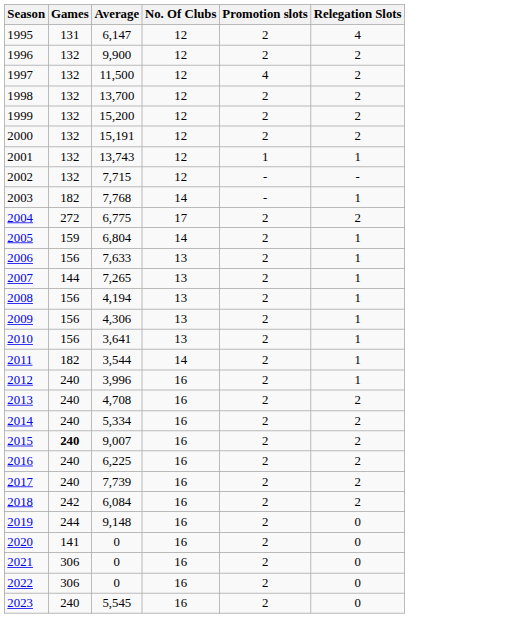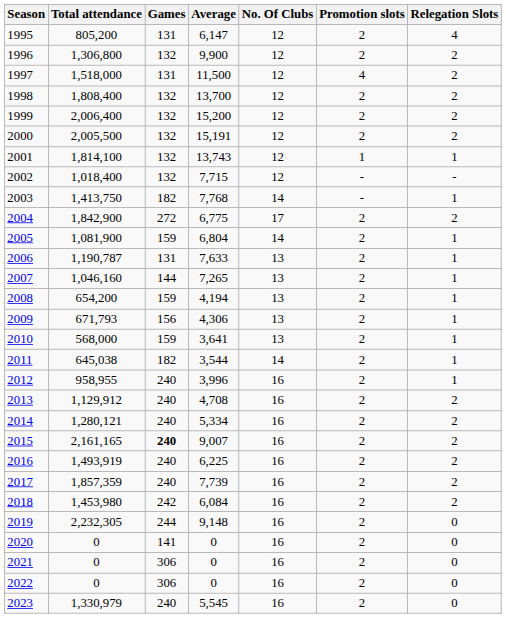+ column: (96, 14)
(70, 75) 132 -> (167, 75) 131
(70, 258) 156 -> (167, 258) 131
(70, 298) 156 -> (167, 298) 159
(70, 339) 156 -> (167, 339) 159
